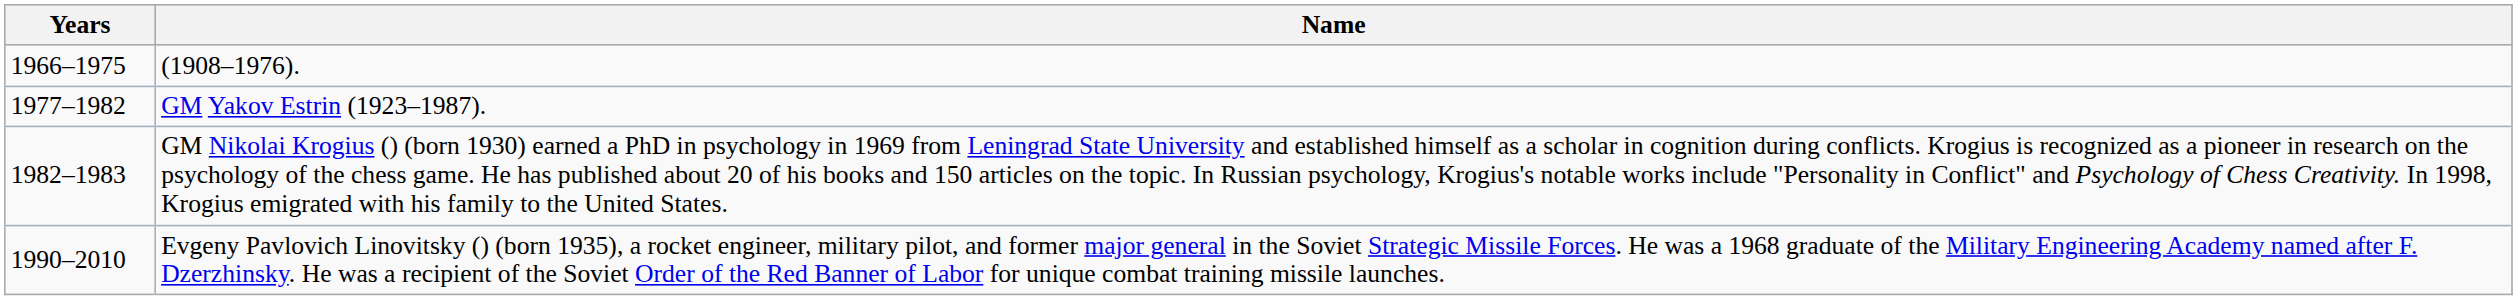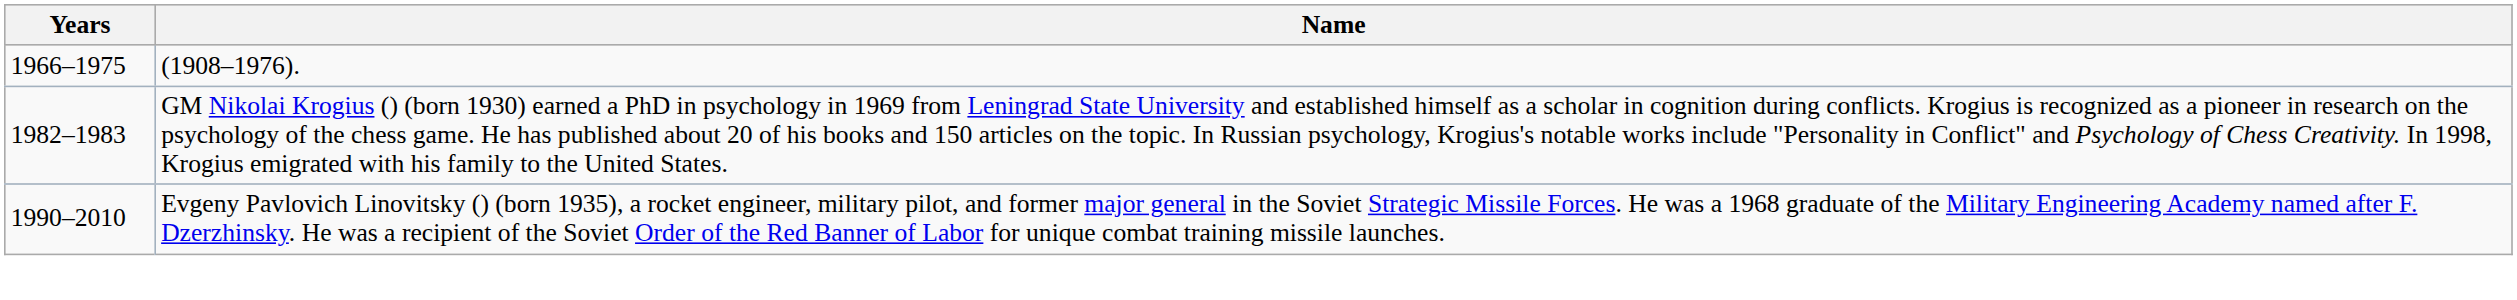- row: (324, 106)
